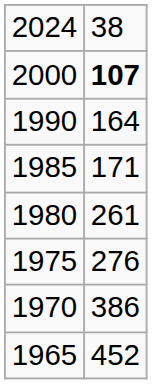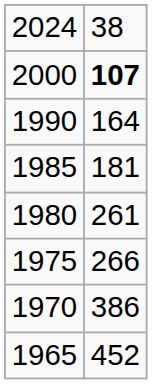(115, 167) 171 -> (115, 167) 181
(115, 261) 276 -> (115, 261) 266
